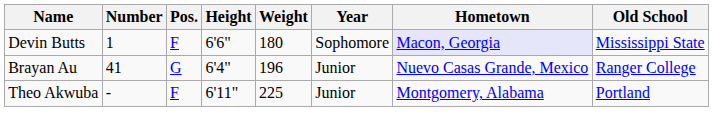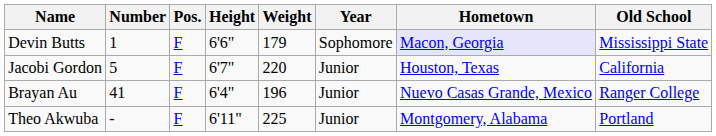(271, 42) 180 -> (275, 42) 179
+ row: (55, 67)
(176, 67) G -> (178, 93) F
